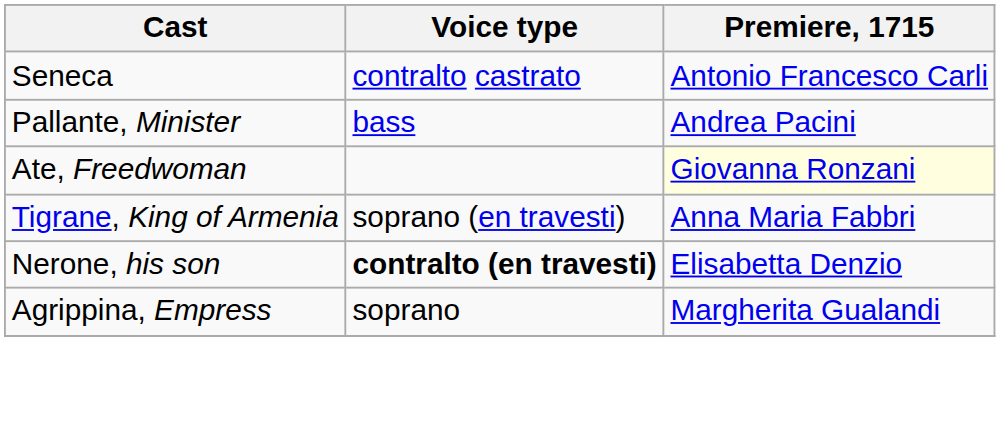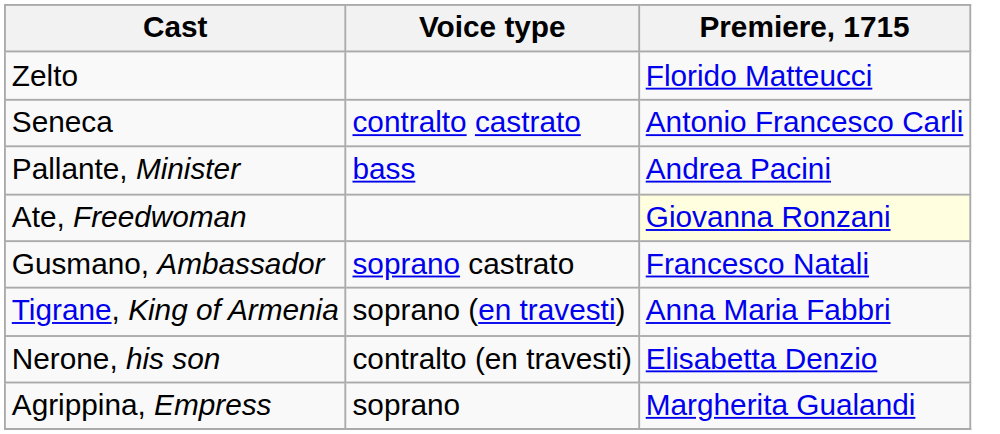+ row: (45, 75)
+ row: (168, 264)
(505, 264) bold -> (492, 358) normal
